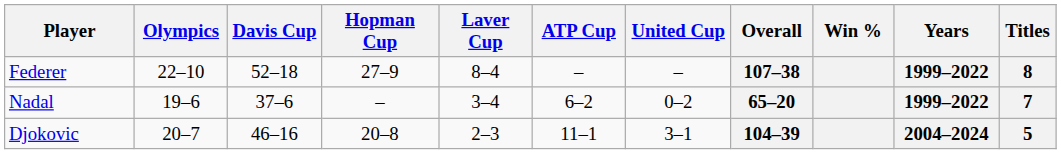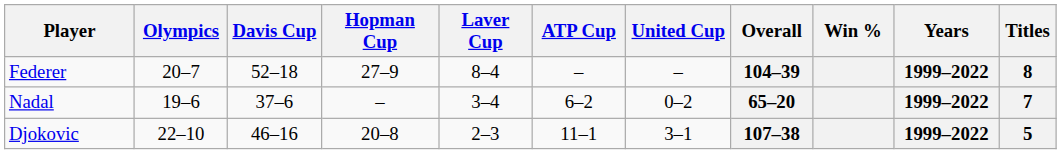(181, 71) 22–10 -> (181, 71) 20–7
(772, 71) 107–38 -> (772, 71) 104–39
(181, 132) 20–7 -> (181, 132) 22–10
(772, 132) 104–39 -> (772, 132) 107–38
(946, 132) 2004–2024 -> (946, 132) 1999–2022
